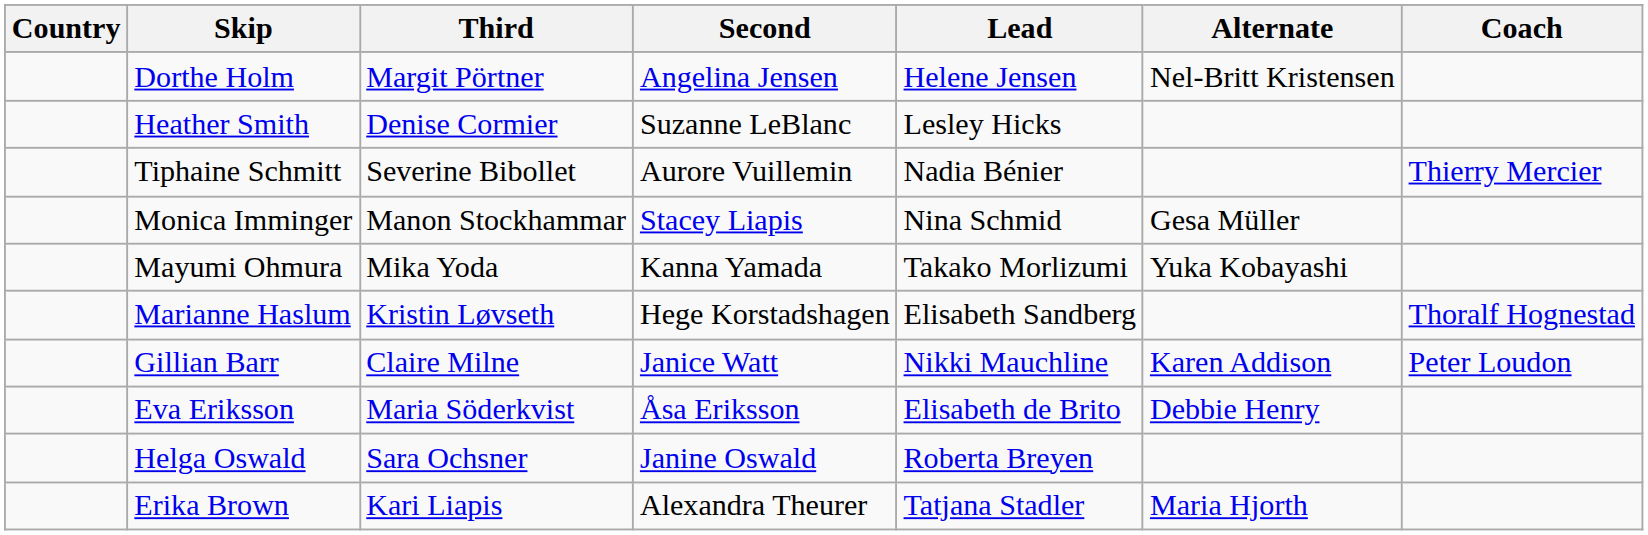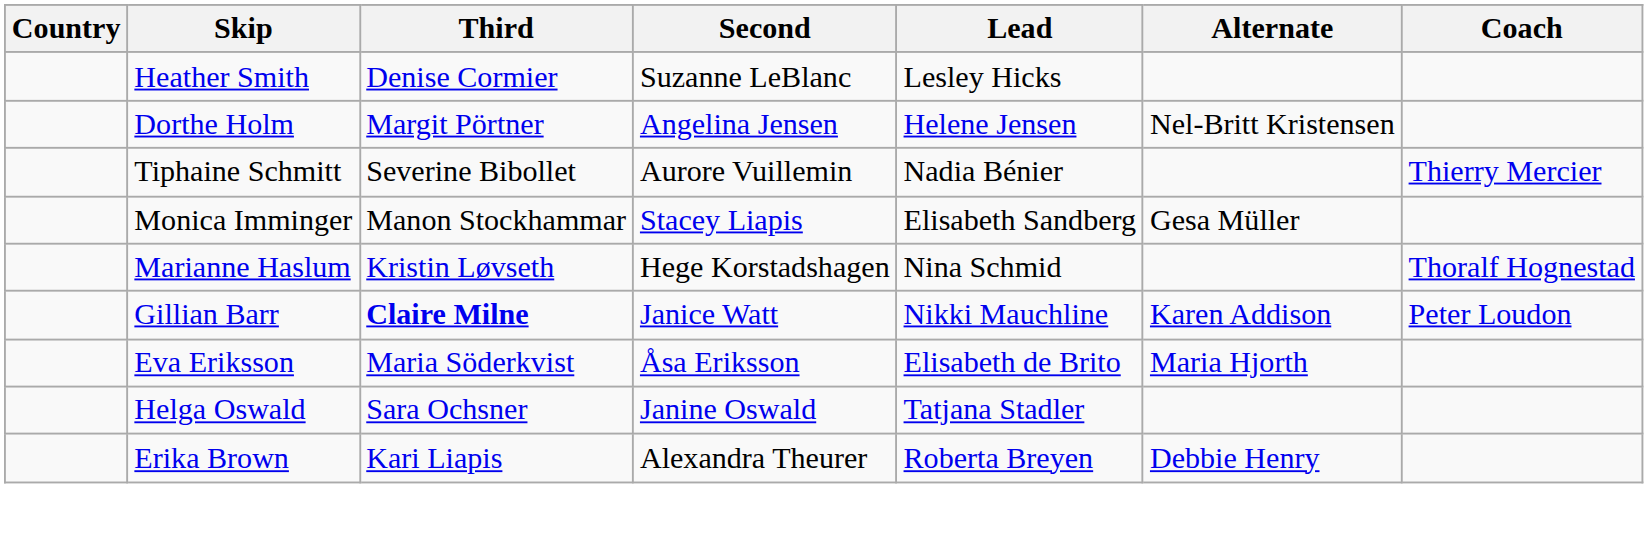rows swapped: (222, 123) <-> (214, 76)
(983, 219) Nina Schmid -> (1020, 219) Elisabeth Sandberg
- row: (238, 266)
(1020, 314) Elisabeth Sandberg -> (983, 266) Nina Schmid
(443, 362) normal -> (447, 314) bold
(1235, 409) Debbie Henry -> (1229, 362) Maria Hjorth
(998, 457) Roberta Breyen -> (994, 409) Tatjana Stadler
(994, 505) Tatjana Stadler -> (998, 457) Roberta Breyen
(1229, 505) Maria Hjorth -> (1235, 457) Debbie Henry
